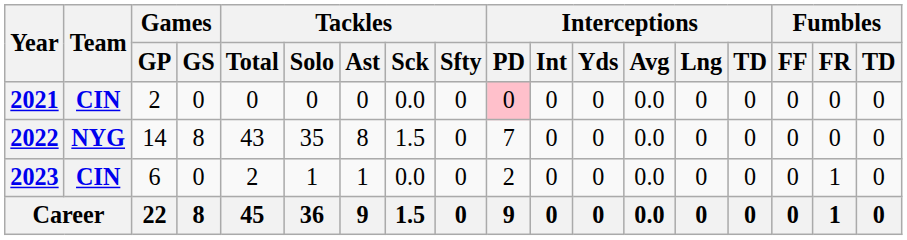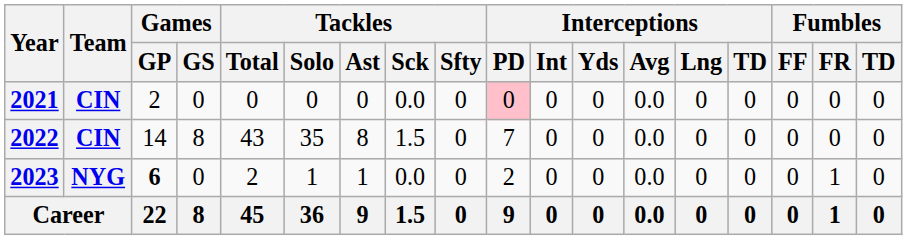(98, 138) NYG -> (98, 138) CIN
(98, 176) CIN -> (98, 176) NYG
(155, 176) normal -> (155, 176) bold
